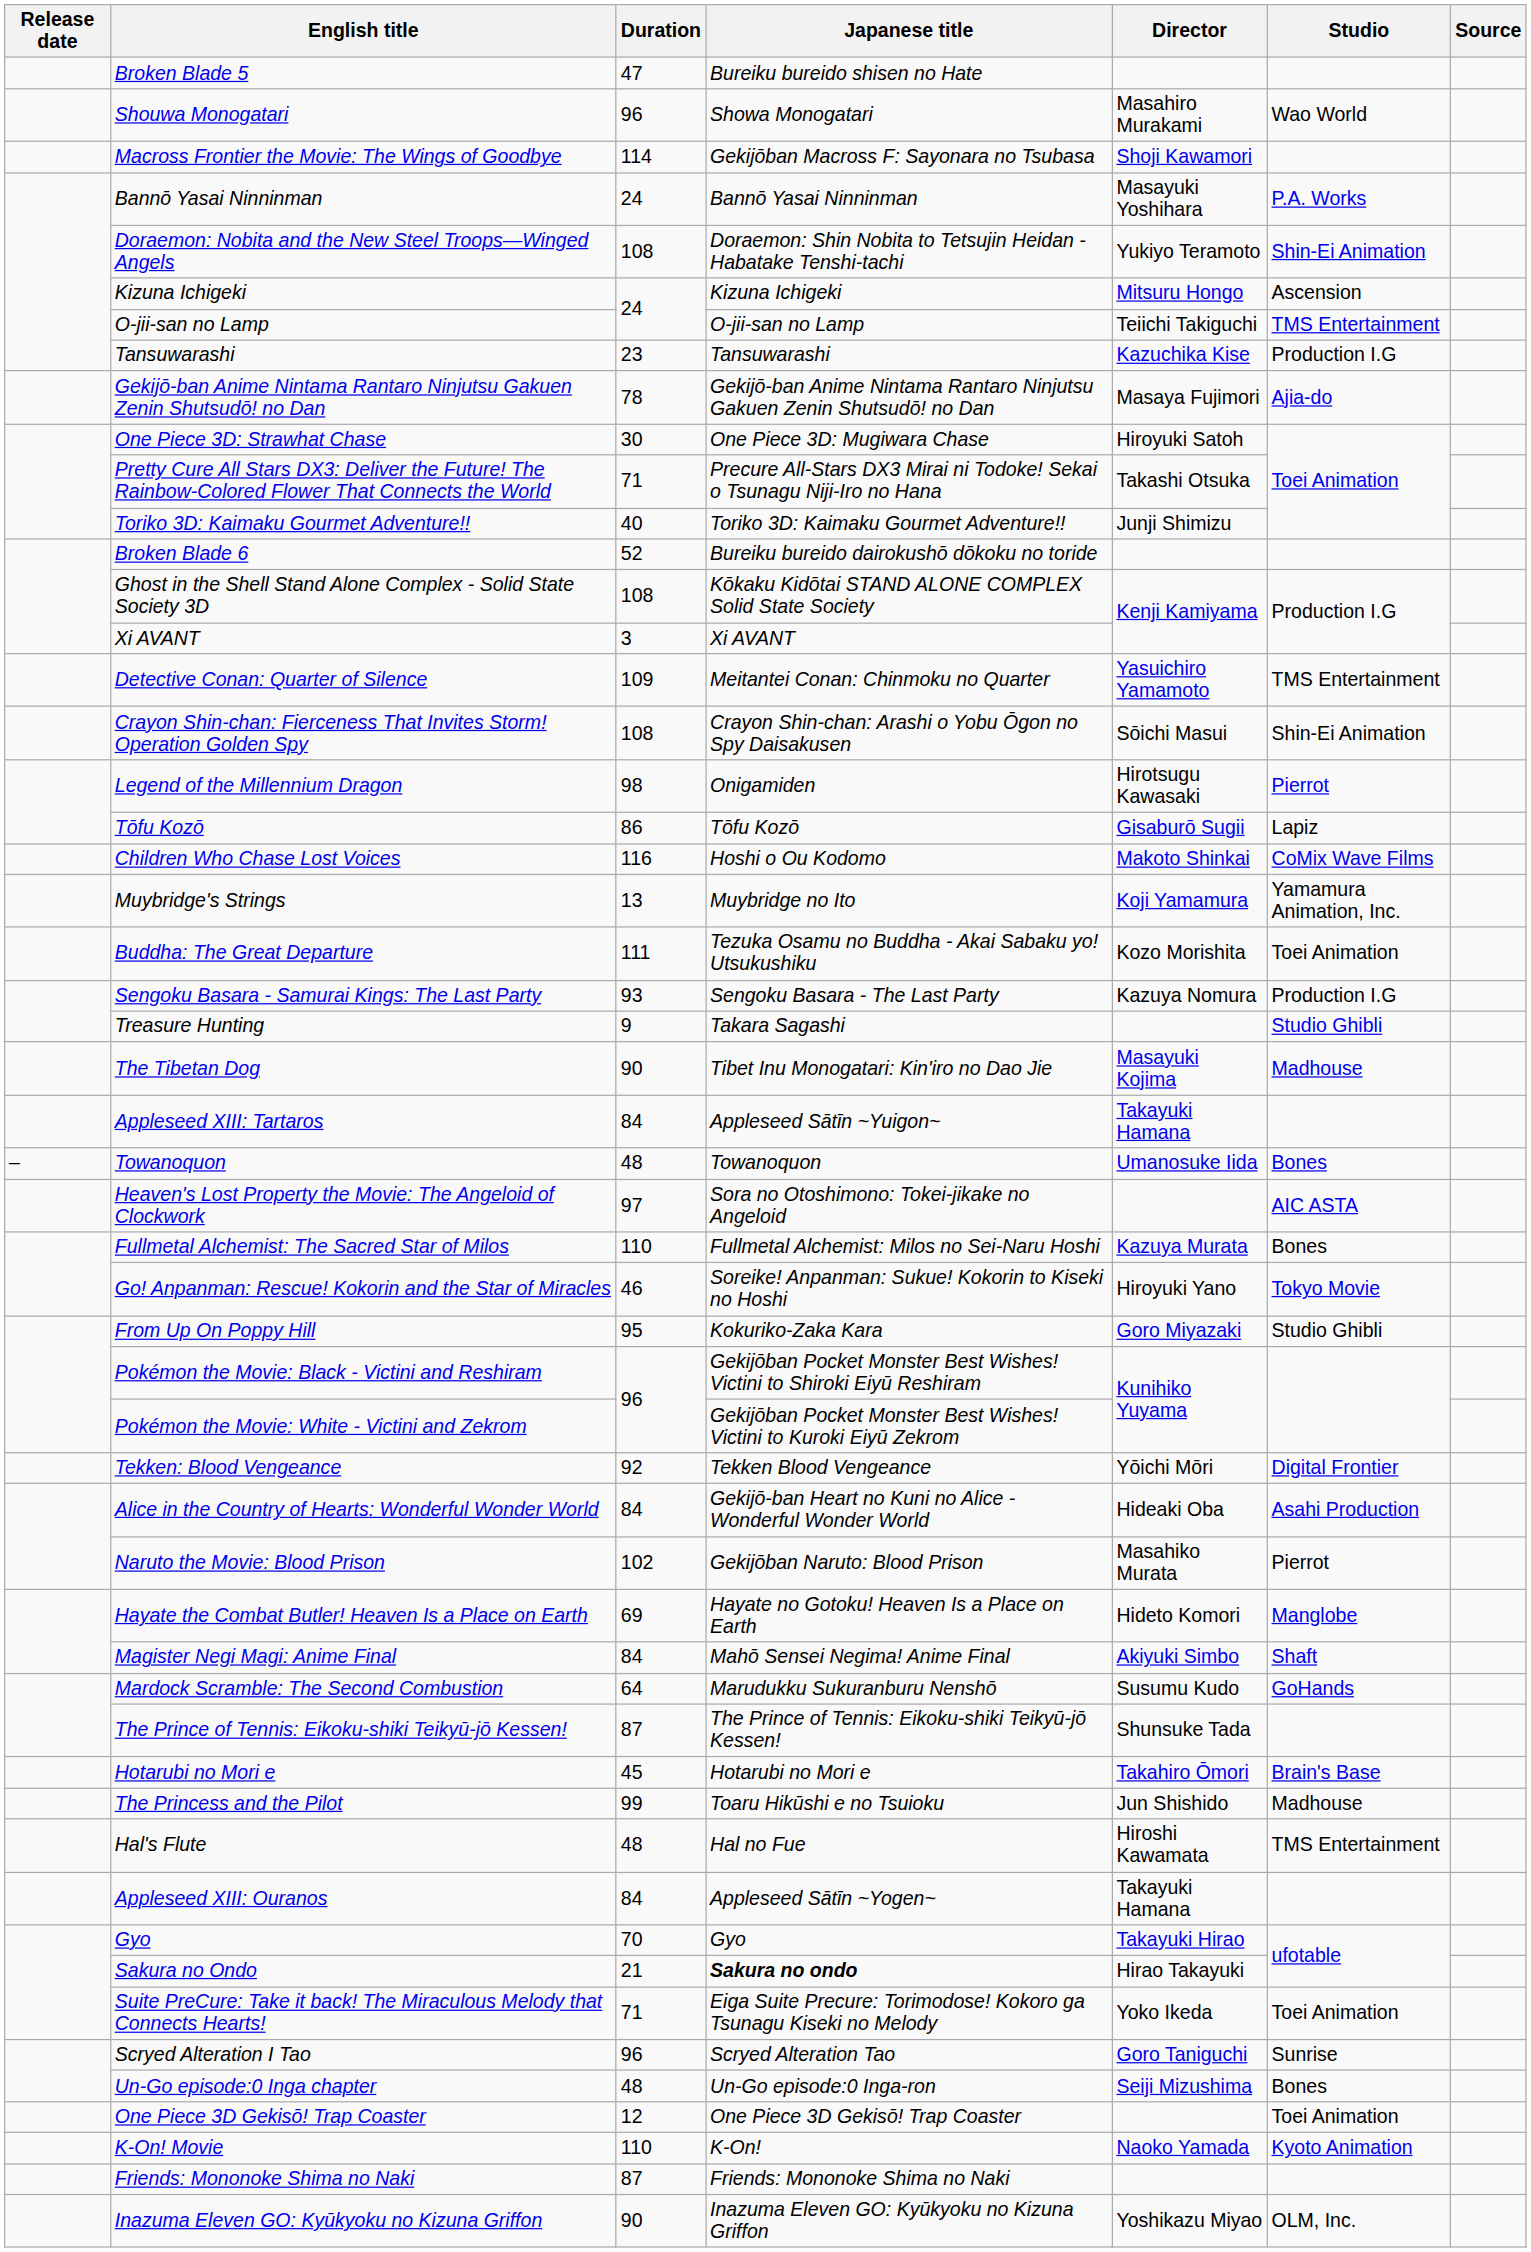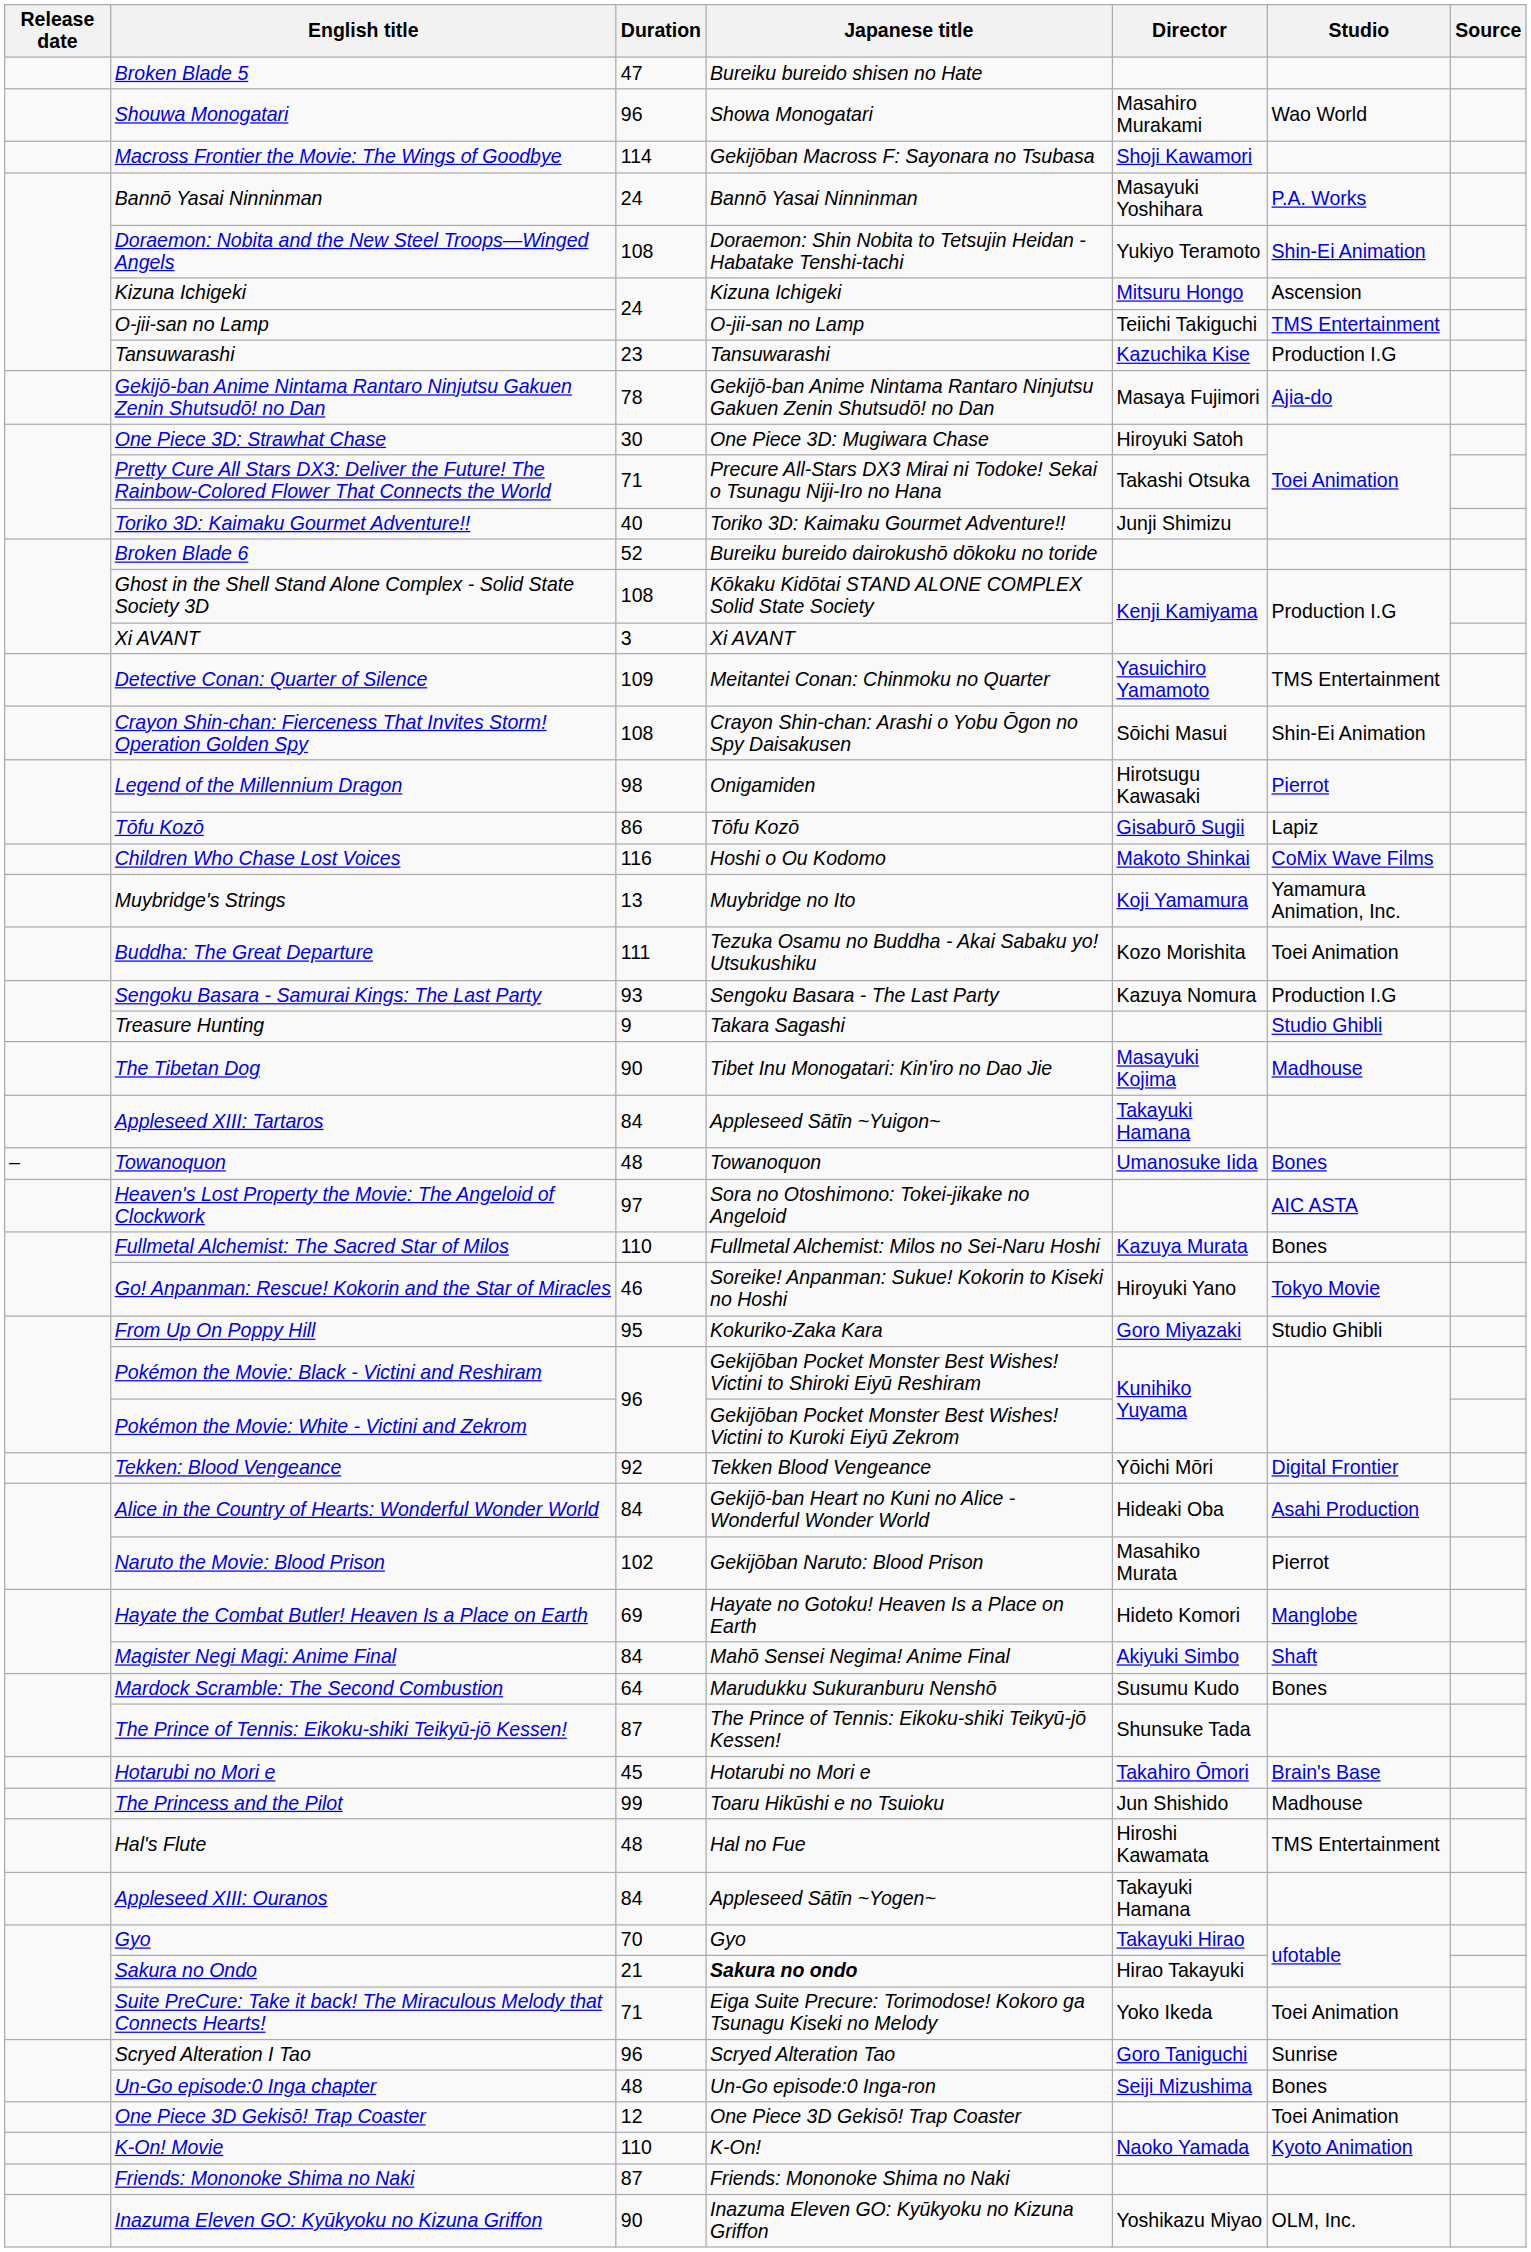(1313, 1688) GoHands -> (1299, 1688) Bones
